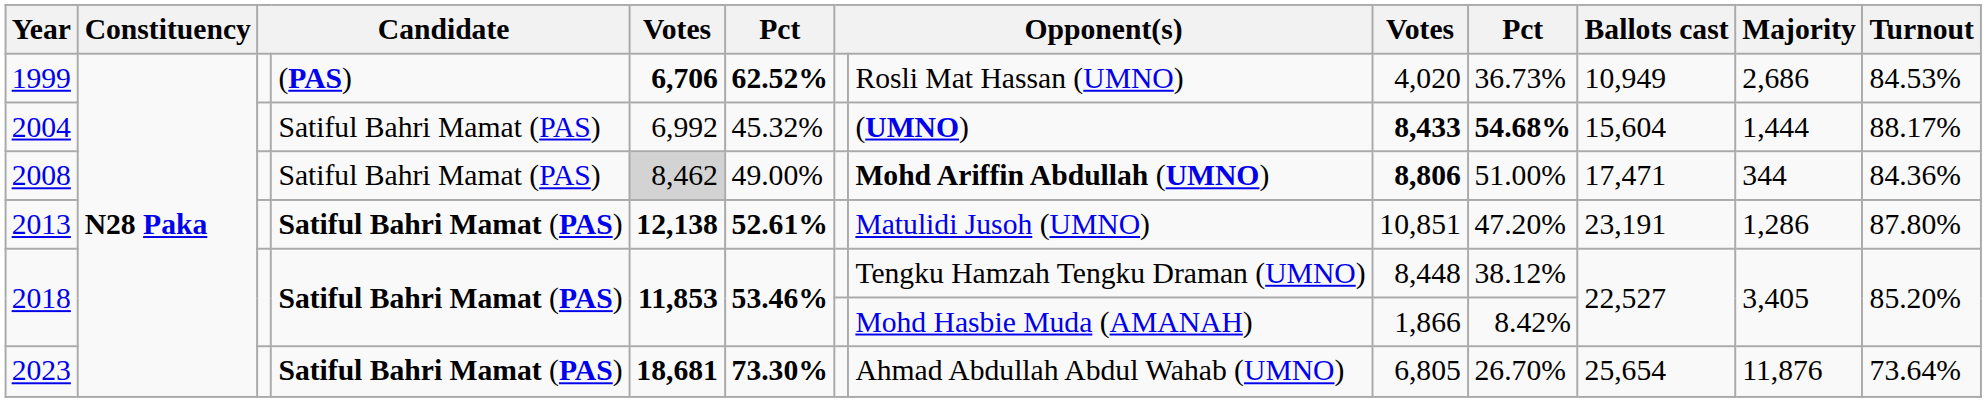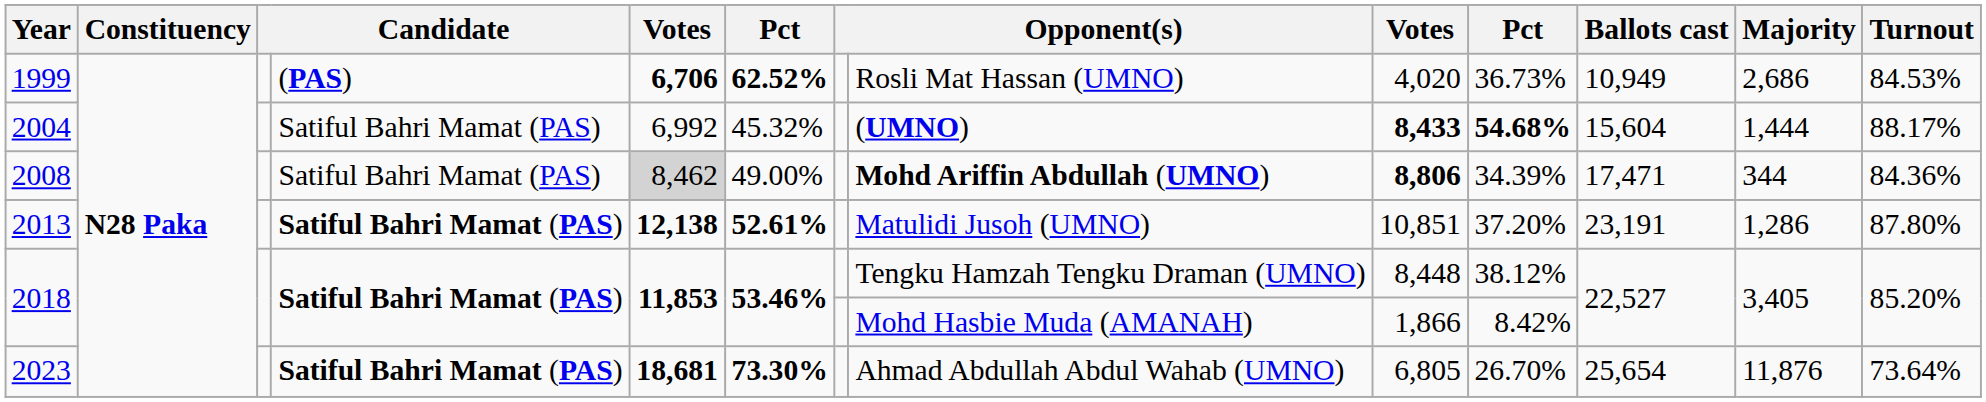(1520, 175) 51.00% -> (1520, 175) 34.39%
(1520, 224) 47.20% -> (1520, 224) 37.20%
